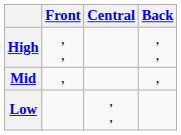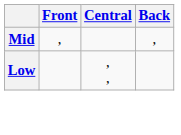- row: (23, 47)
